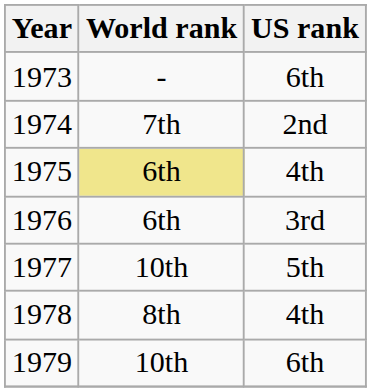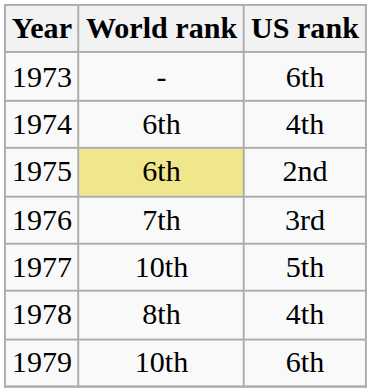(162, 123) 7th -> (162, 123) 6th
(305, 123) 2nd -> (305, 123) 4th
(305, 171) 4th -> (305, 171) 2nd
(162, 219) 6th -> (162, 219) 7th
